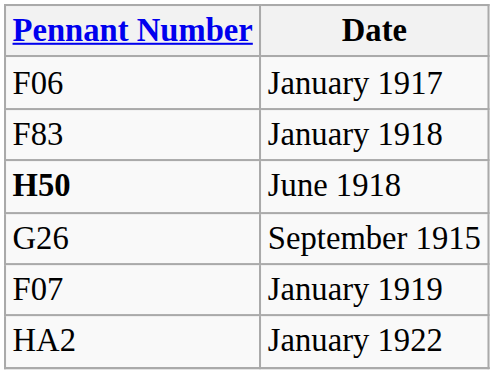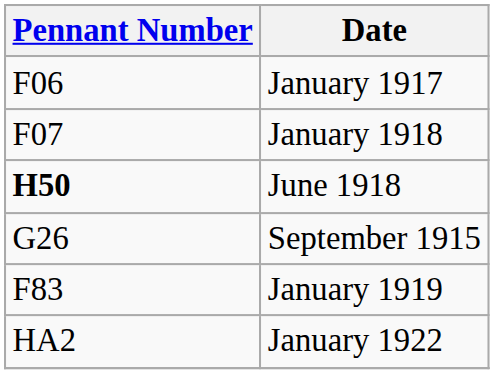(38, 133) F83 -> (38, 133) F07
(38, 289) F07 -> (38, 289) F83
